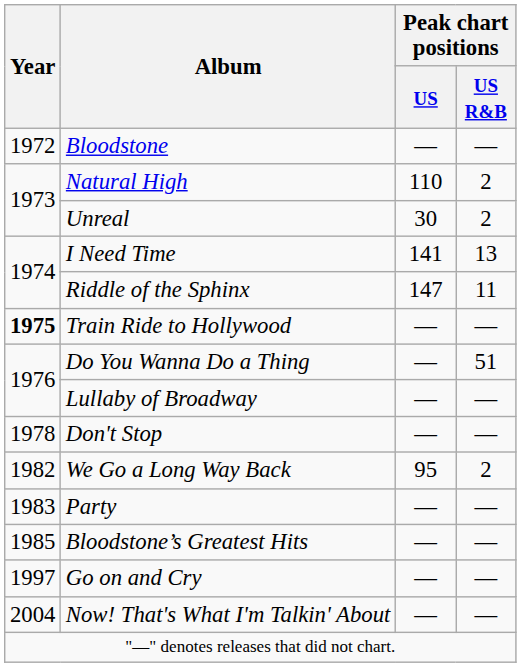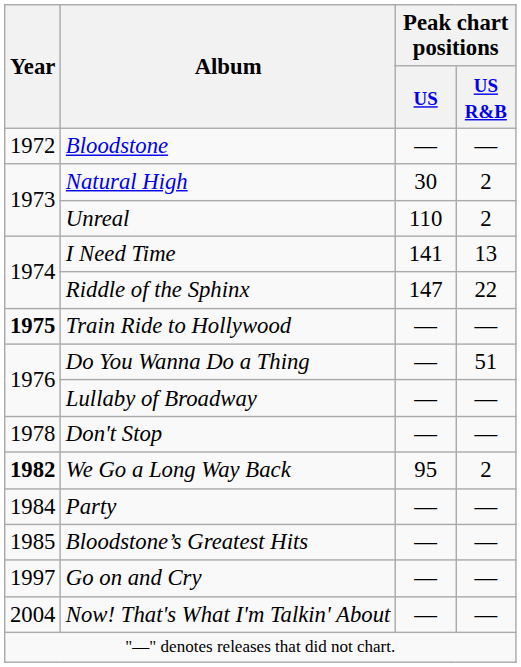(426, 181) 110 -> (426, 181) 30
(426, 217) 30 -> (426, 217) 110
(486, 289) 11 -> (486, 289) 22
(33, 469) normal -> (33, 469) bold
(33, 506) 1983 -> (33, 506) 1984
